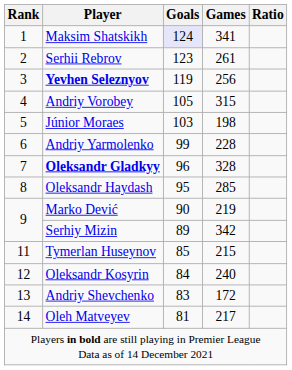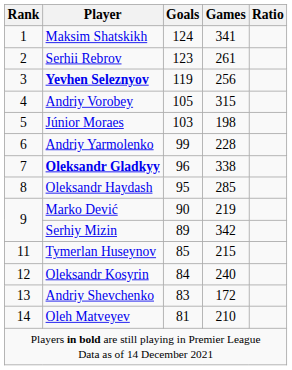(183, 36) lavender background -> (183, 36) no background
(226, 166) 328 -> (226, 166) 338
(226, 317) 217 -> (226, 317) 210
